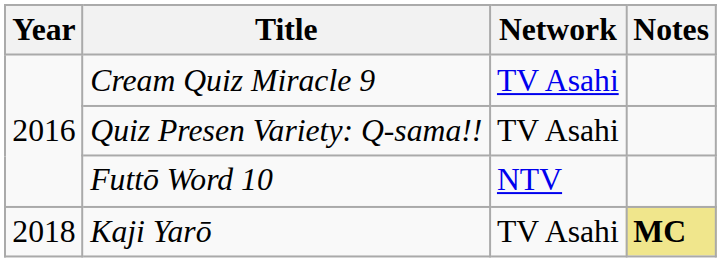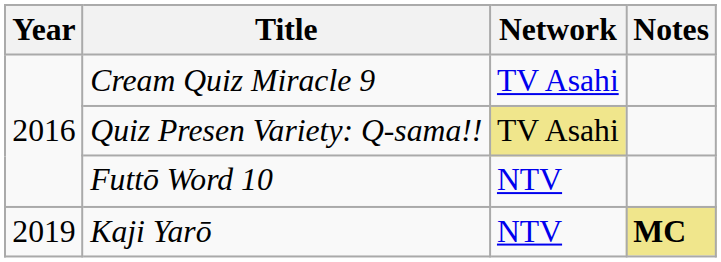(558, 130) no background -> (558, 130) khaki background
(44, 230) 2018 -> (44, 230) 2019
(558, 230) TV Asahi -> (530, 230) NTV
